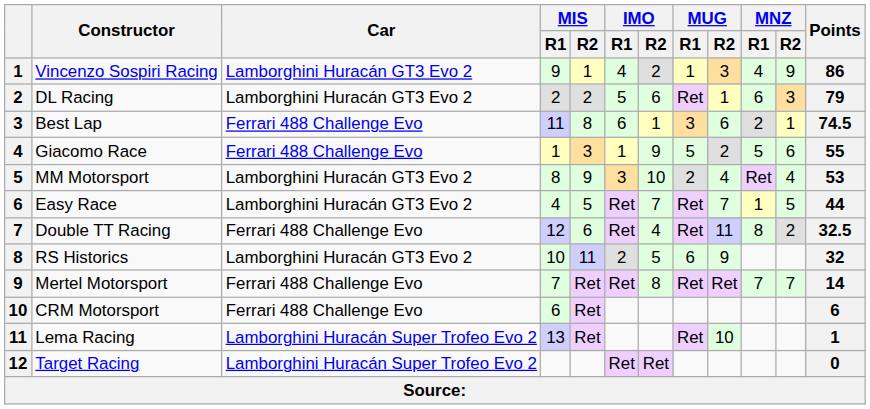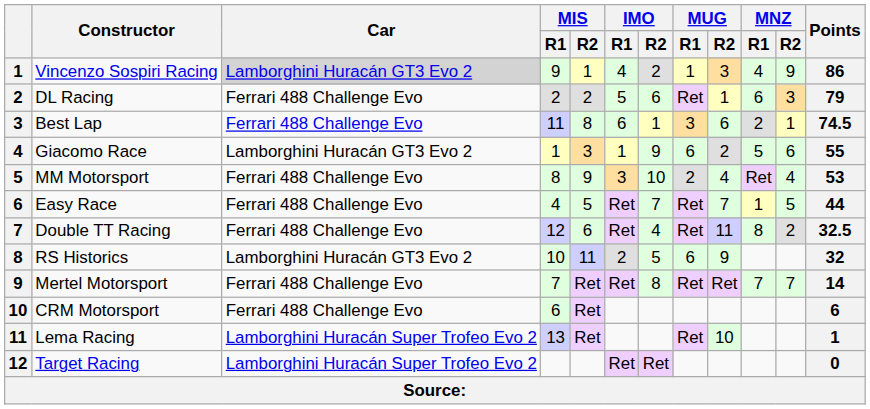(349, 71) no background -> (349, 71) lightgrey background
(349, 97) Lamborghini Huracán GT3 Evo 2 -> (324, 97) Ferrari 488 Challenge Evo
(324, 150) Ferrari 488 Challenge Evo -> (349, 150) Lamborghini Huracán GT3 Evo 2
(690, 150) 5 -> (690, 150) 6
(349, 177) Lamborghini Huracán GT3 Evo 2 -> (324, 177) Ferrari 488 Challenge Evo
(349, 204) Lamborghini Huracán GT3 Evo 2 -> (324, 204) Ferrari 488 Challenge Evo
